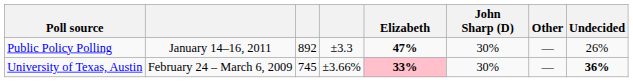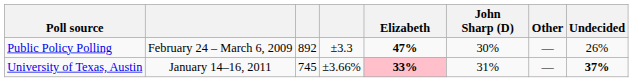(220, 47) January 14–16, 2011 -> (220, 47) February 24 – March 6, 2009
(220, 67) February 24 – March 6, 2009 -> (220, 67) January 14–16, 2011
(488, 67) 30% -> (488, 67) 31%
(597, 67) 36% -> (597, 67) 37%
